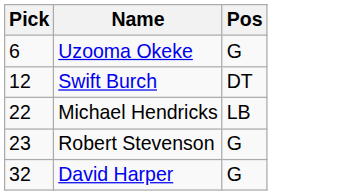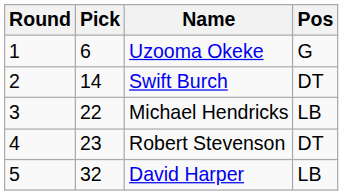+ column: (40, 19)
(20, 81) 12 -> (91, 81) 14
(234, 143) G -> (311, 143) DT
(234, 174) G -> (309, 174) LB
